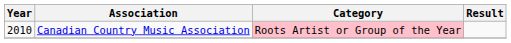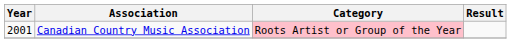(19, 30) 2010 -> (19, 30) 2001
